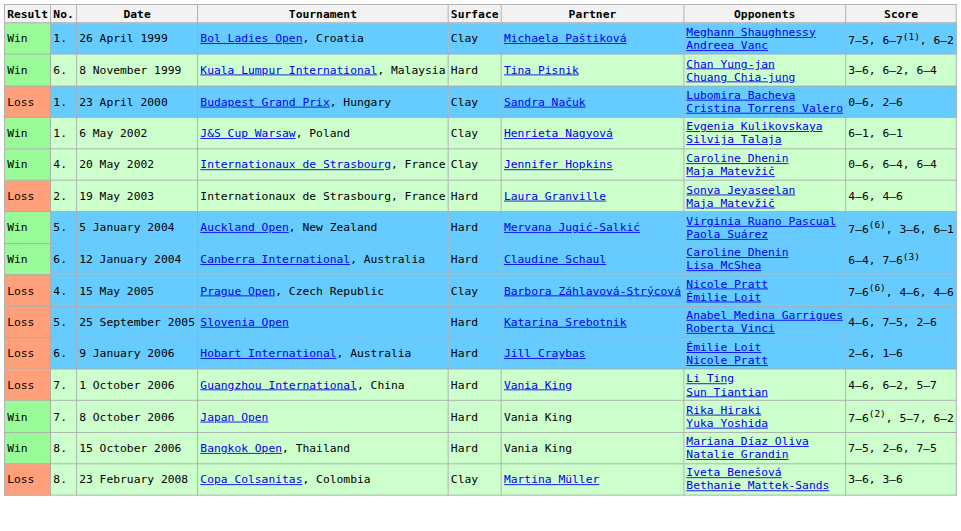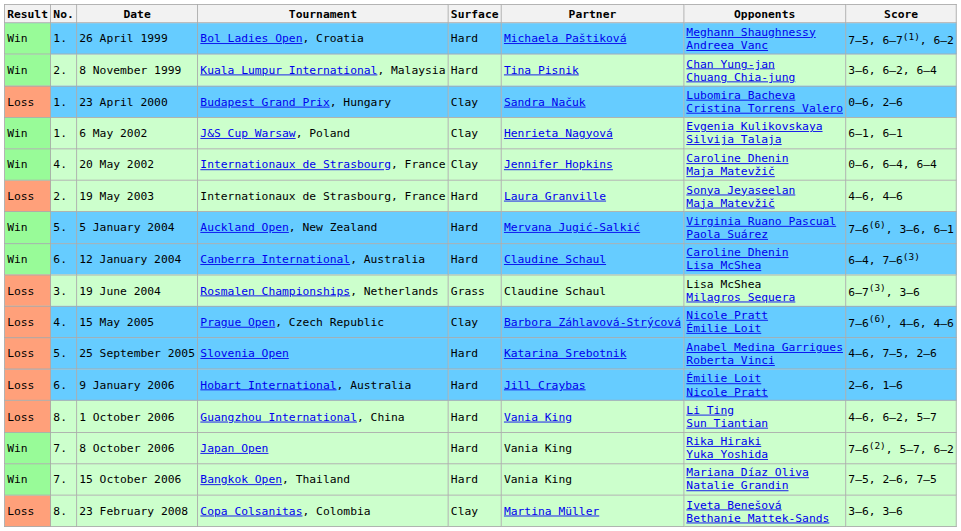(464, 39) Clay -> (464, 39) Hard
(60, 70) 6. -> (60, 70) 2.
+ row: (120, 290)
(60, 385) 7. -> (60, 416) 8.
(60, 448) 8. -> (60, 479) 7.
